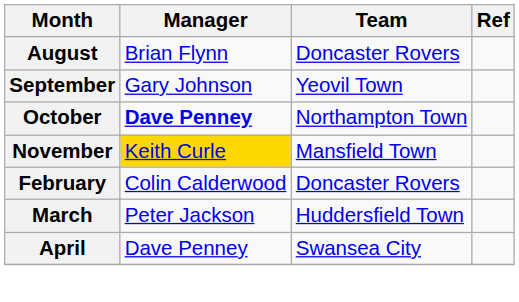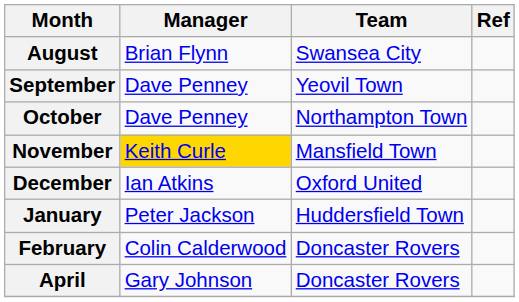(378, 53) Doncaster Rovers -> (358, 53) Swansea City
(188, 85) Gary Johnson -> (186, 85) Dave Penney
(188, 118) bold -> (186, 118) normal
+ row: (62, 183)
+ row: (62, 215)
- row: (62, 215)
(186, 248) Dave Penney -> (188, 280) Gary Johnson
(358, 248) Swansea City -> (378, 280) Doncaster Rovers
